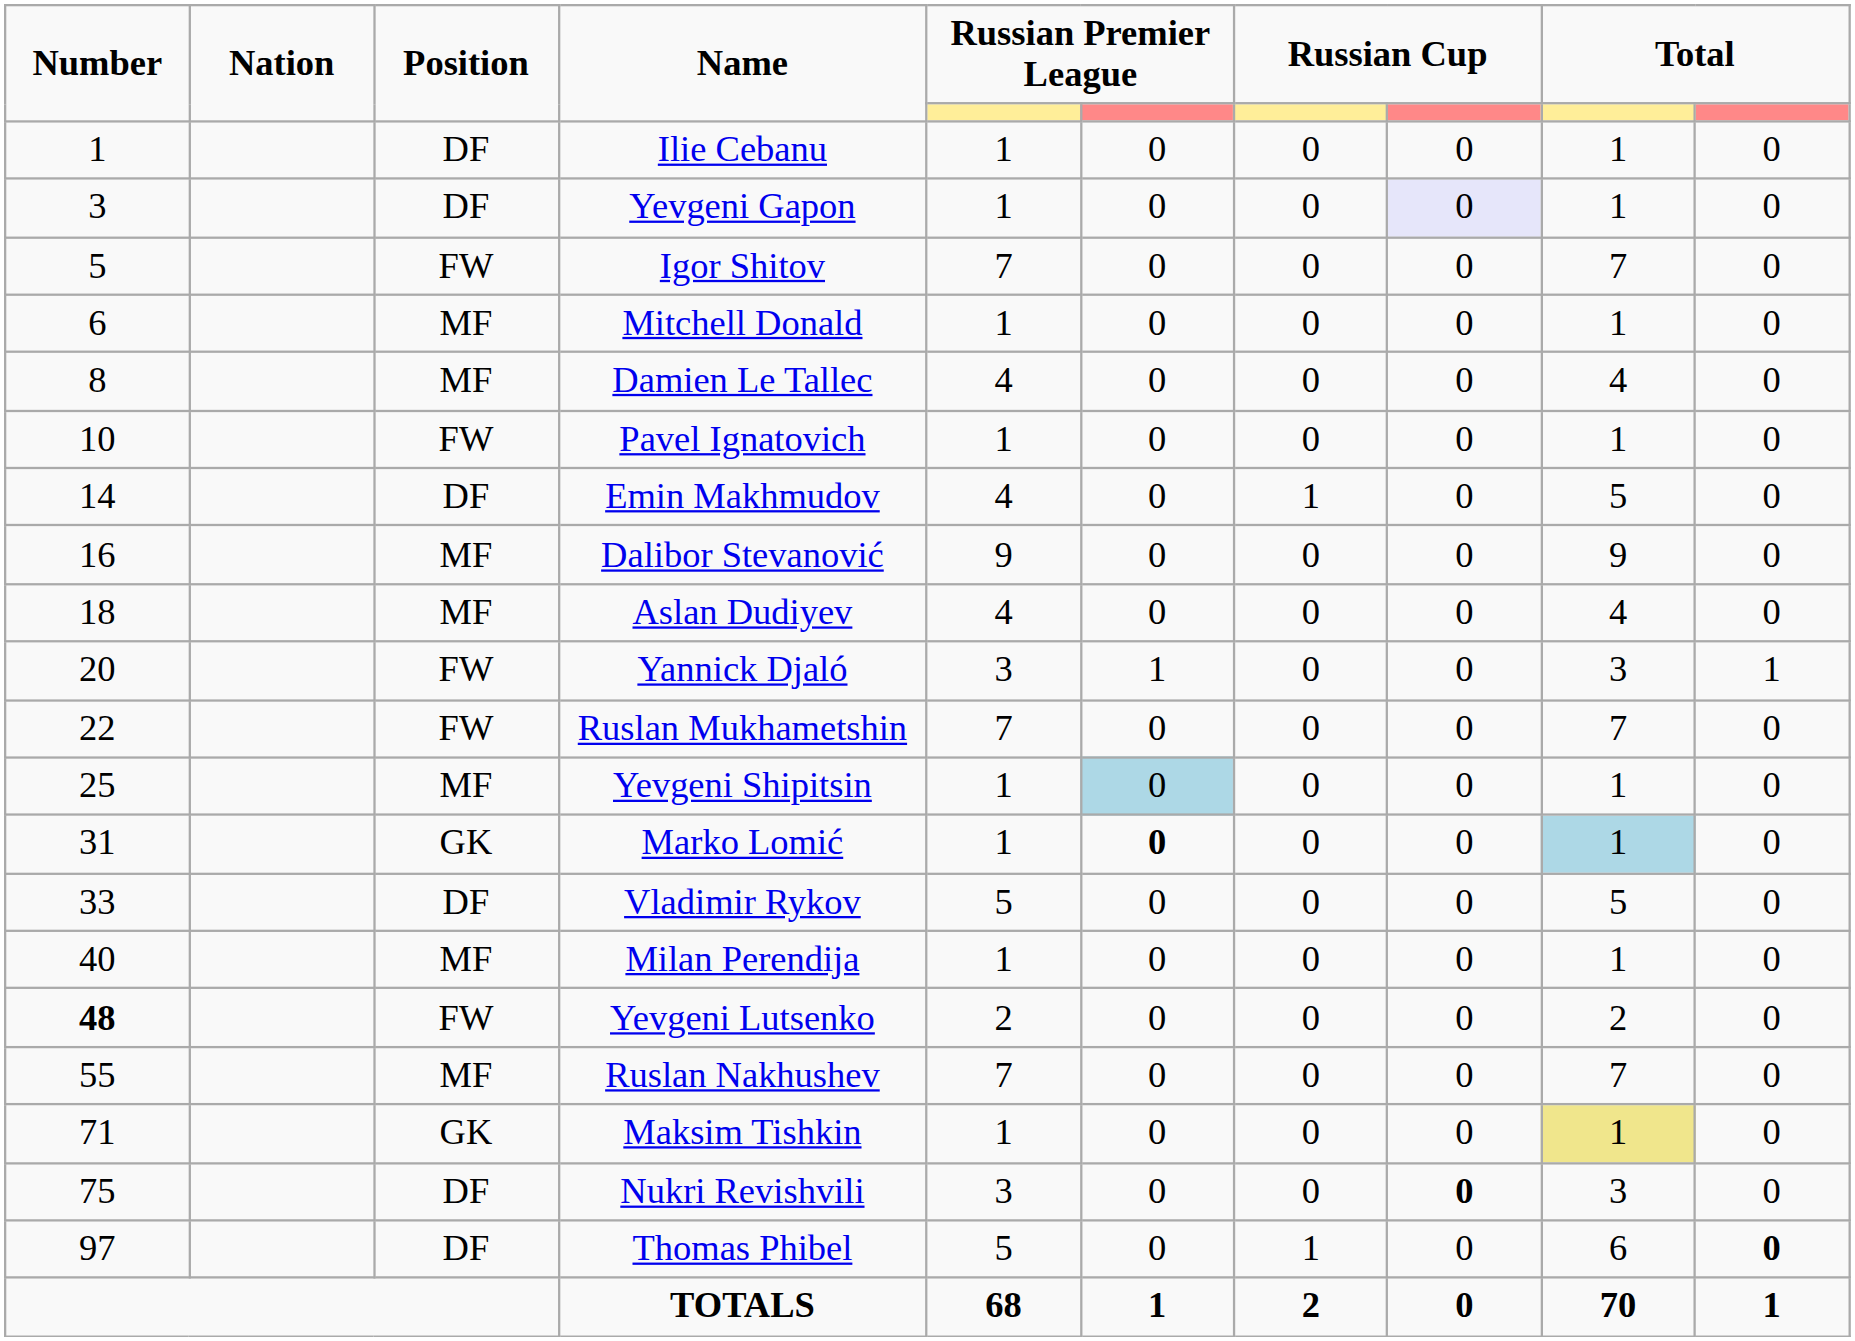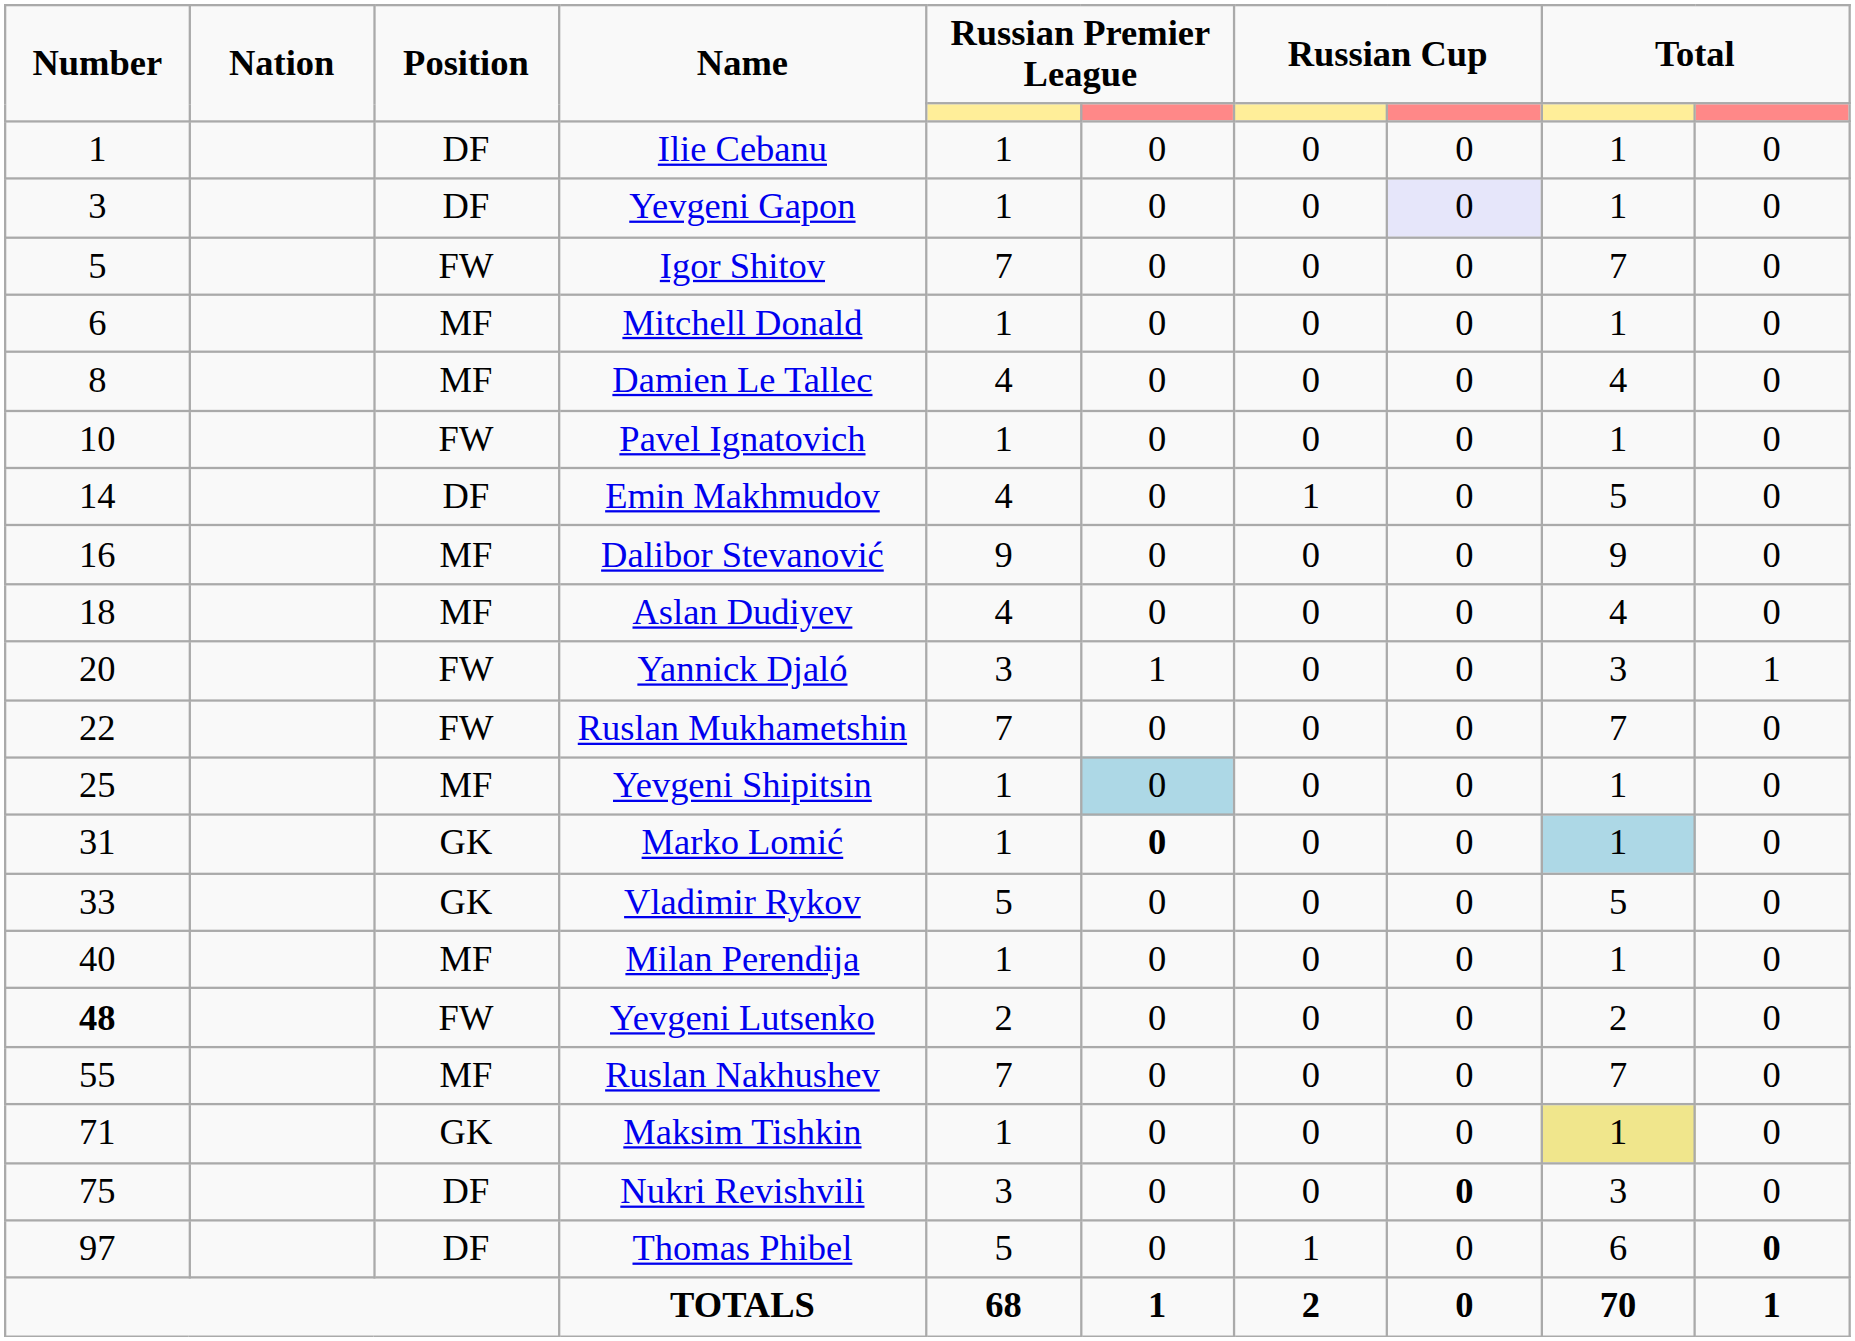(466, 901) DF -> (466, 901) GK
